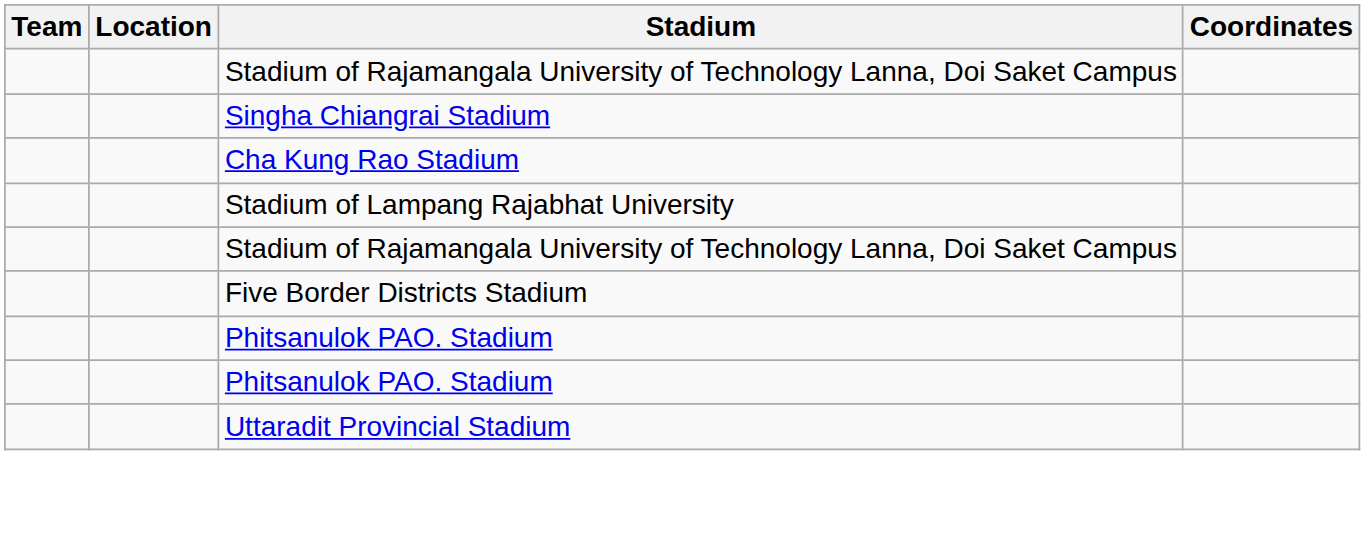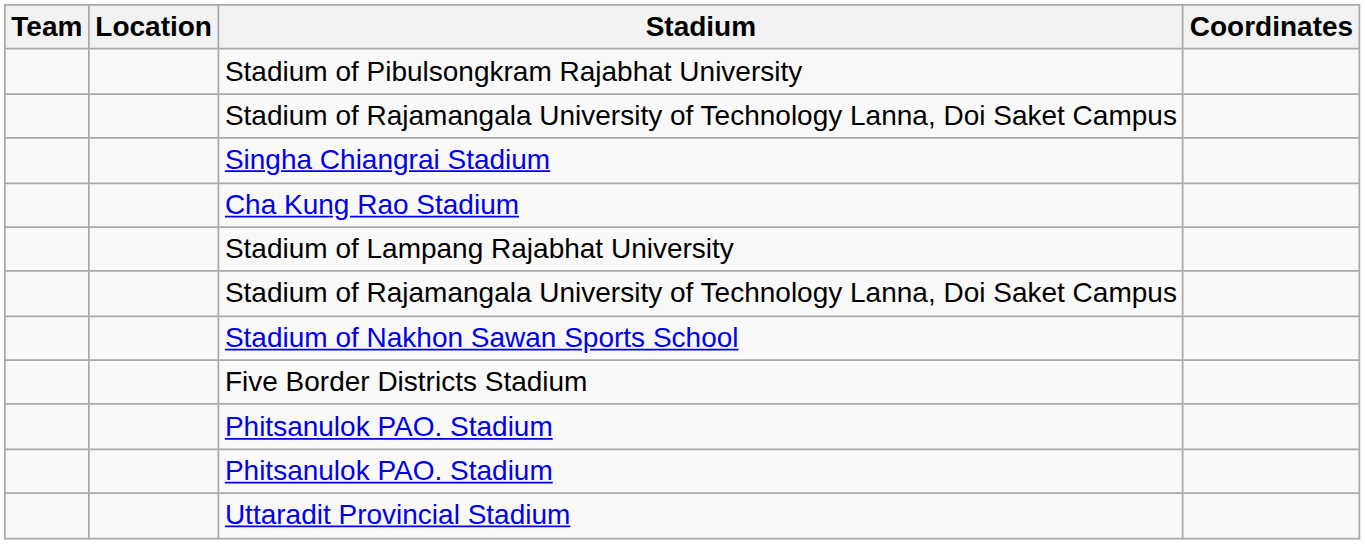+ row: (47, 71)
+ row: (47, 338)
